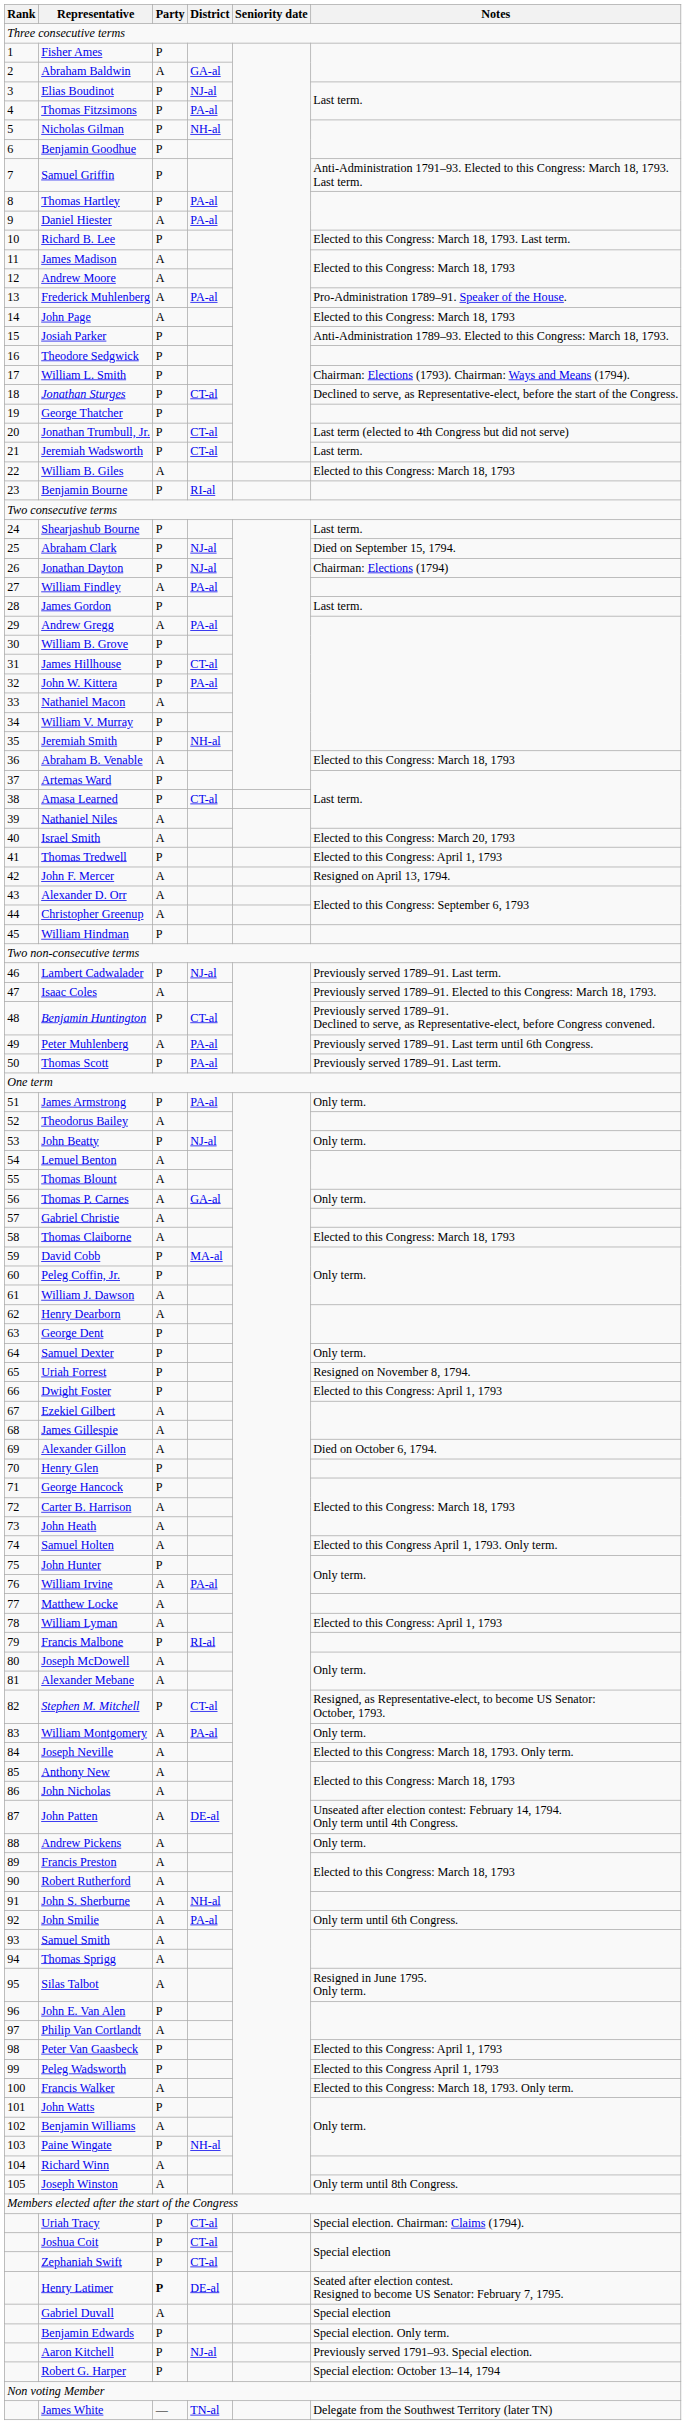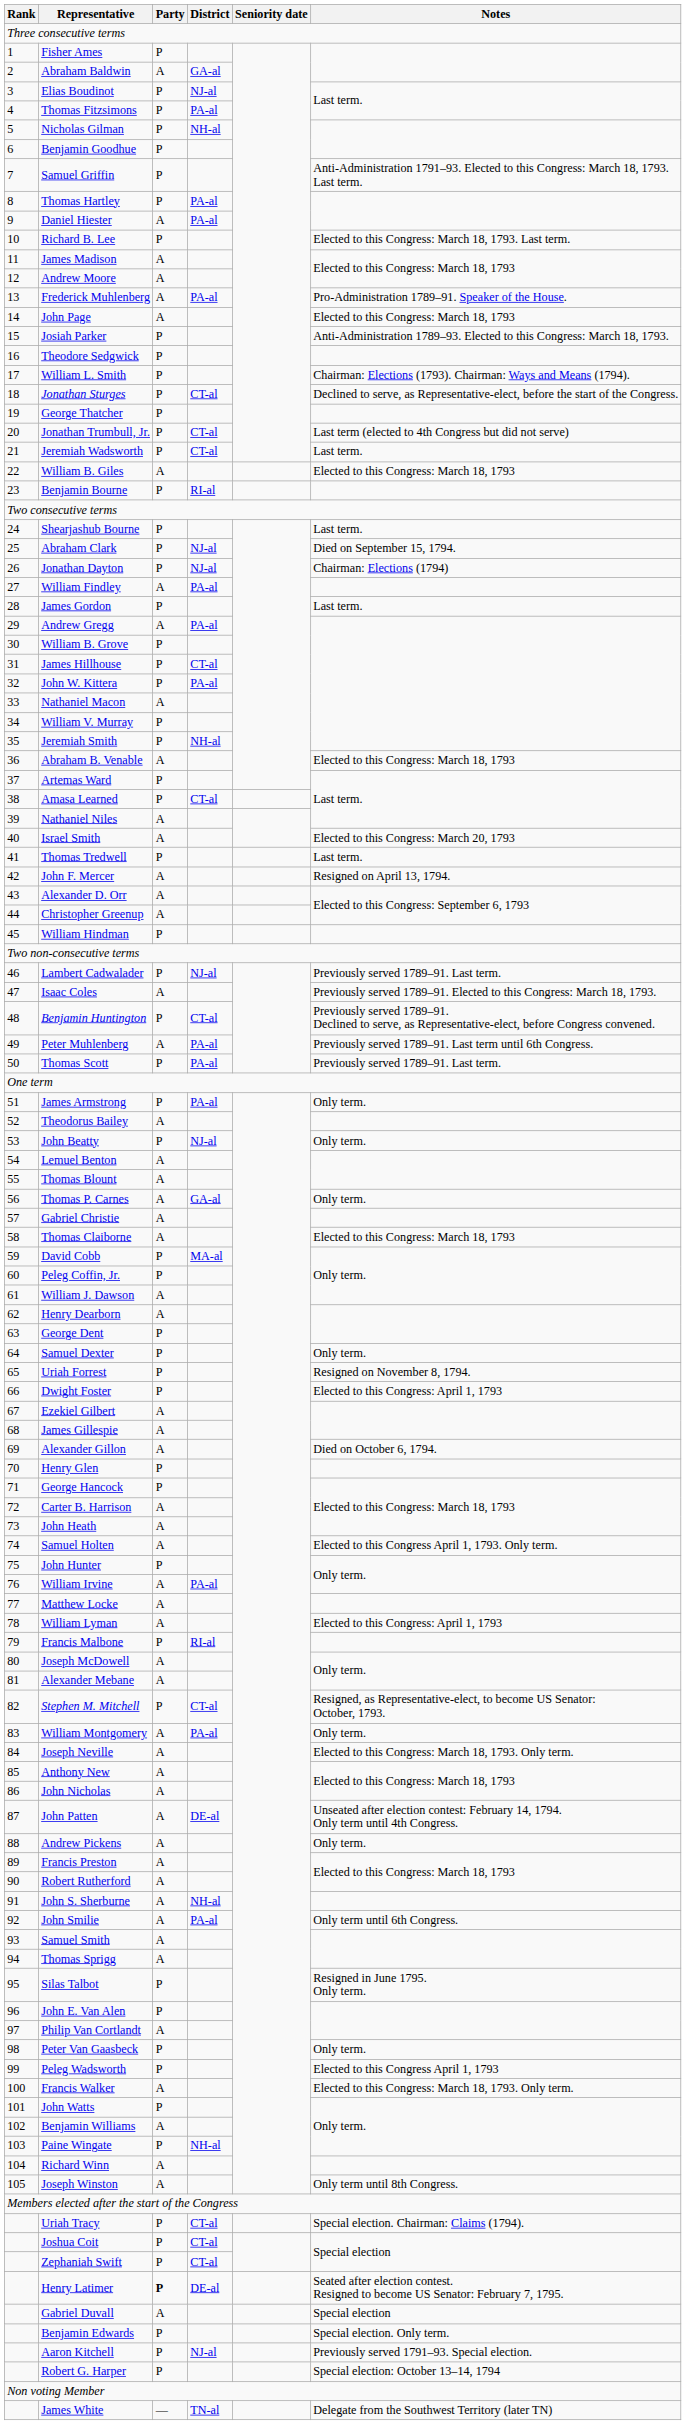(408, 857) Elected to this Congress: April 1, 1793 -> (338, 857) Last term.
(160, 1984) A -> (159, 1984) P
(408, 2049) Elected to this Congress: April 1, 1793 -> (340, 2049) Only term.
